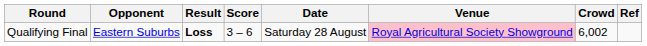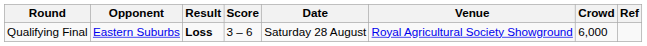(472, 32) pink background -> (472, 32) no background
(593, 32) 6,002 -> (593, 32) 6,000
